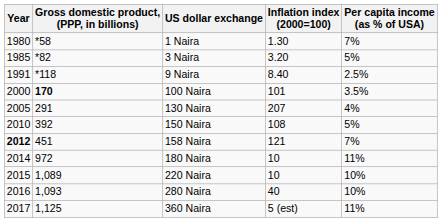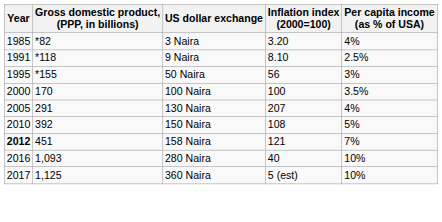- row: (182, 41)
(352, 58) 5% -> (352, 41) 4%
(278, 74) 8.40 -> (278, 58) 8.10
+ row: (185, 74)
(44, 91) bold -> (44, 91) normal
(277, 91) 101 -> (277, 91) 100
- row: (188, 158)
- row: (188, 175)
(354, 208) 11% -> (355, 175) 10%
